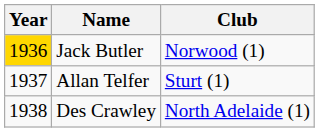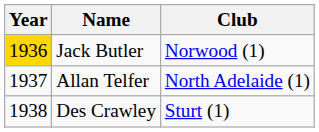(197, 80) Sturt (1) -> (237, 80) North Adelaide (1)
(237, 111) North Adelaide (1) -> (197, 111) Sturt (1)
